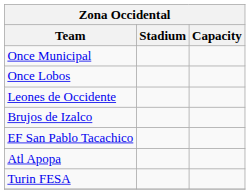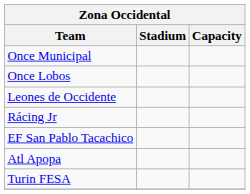- row: (50, 117)
+ row: (32, 117)
